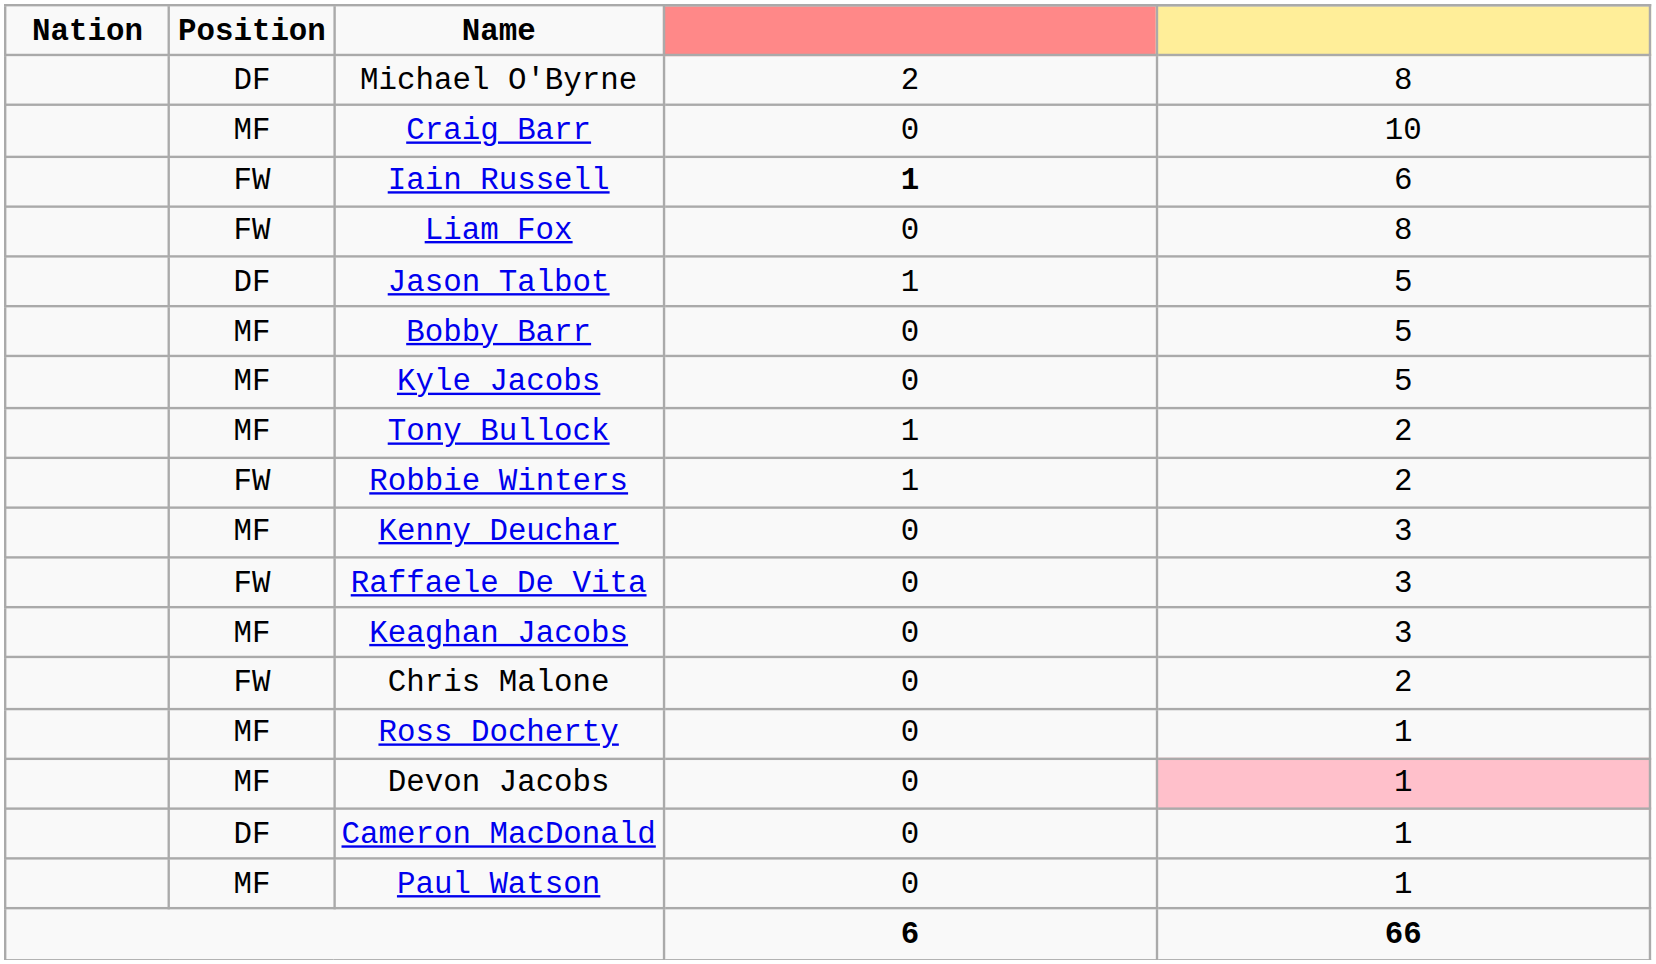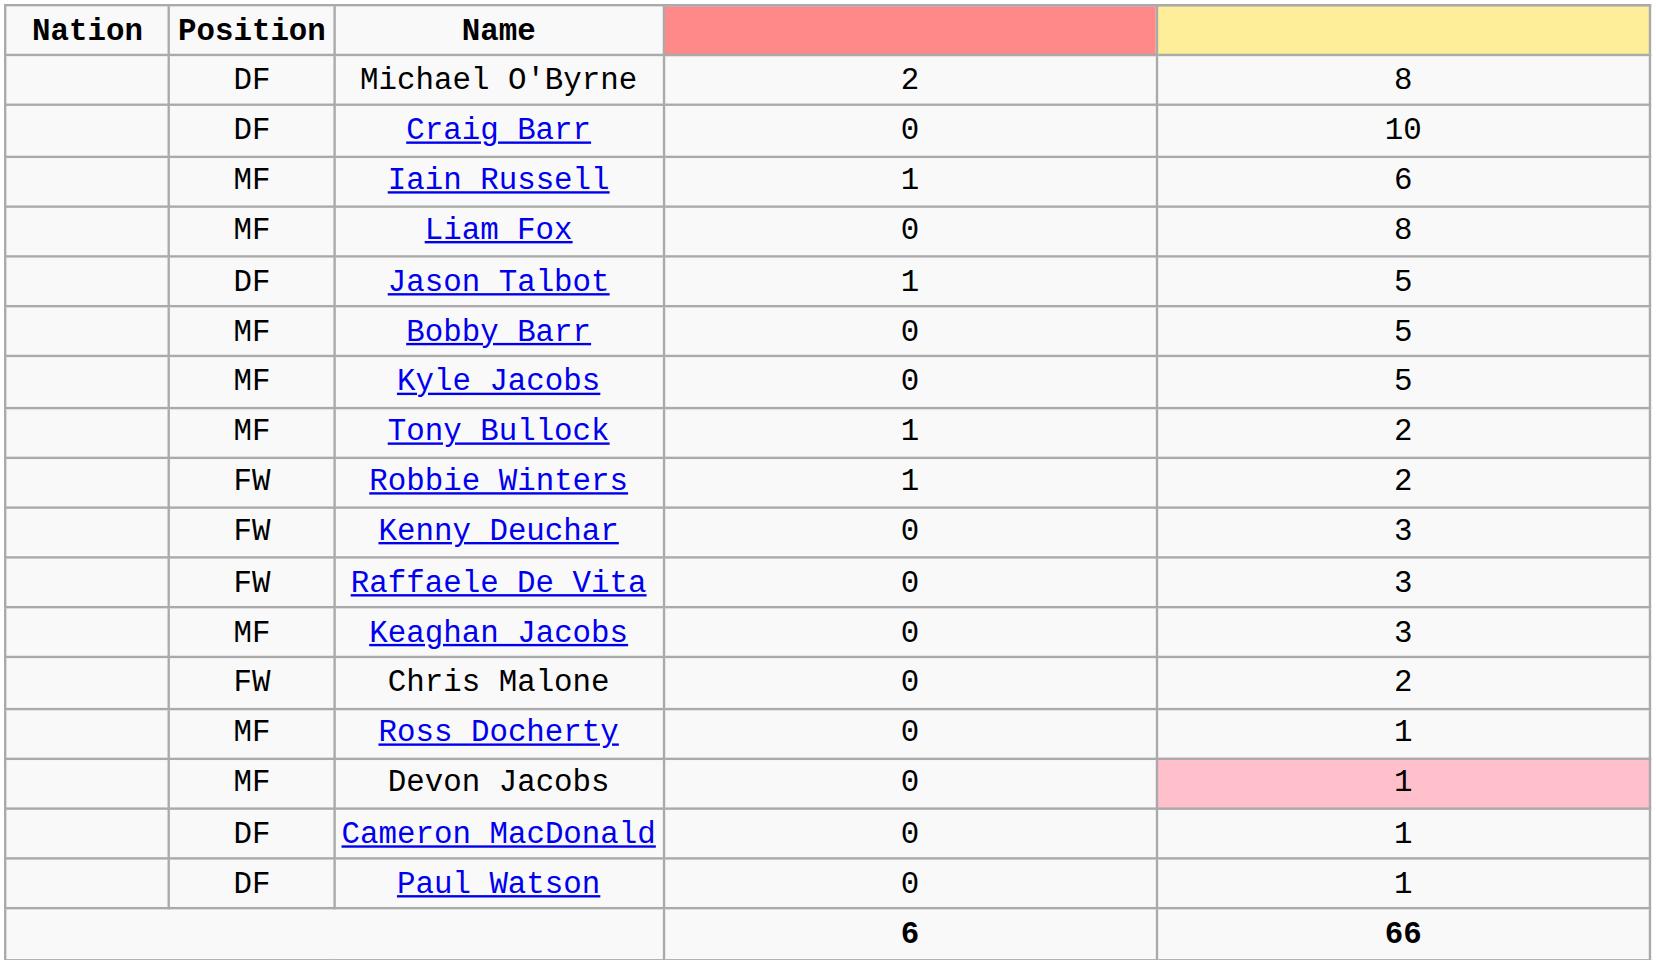(252, 131) MF -> (252, 131) DF
(252, 181) FW -> (252, 181) MF
(910, 181) bold -> (910, 181) normal
(252, 231) FW -> (252, 231) MF
(252, 532) MF -> (252, 532) FW
(252, 884) MF -> (252, 884) DF
